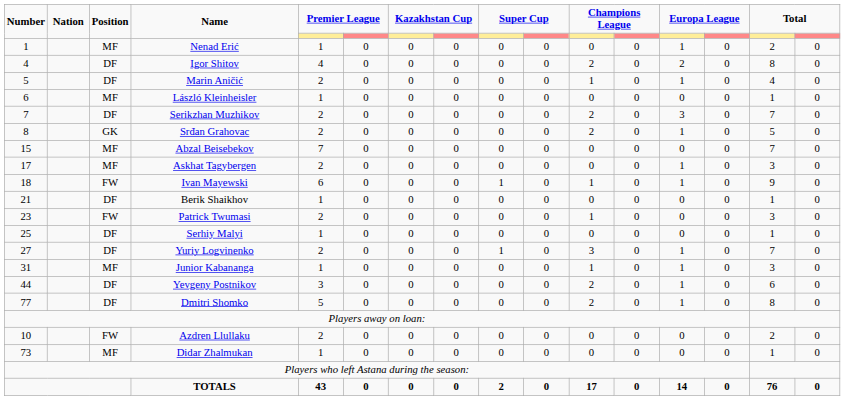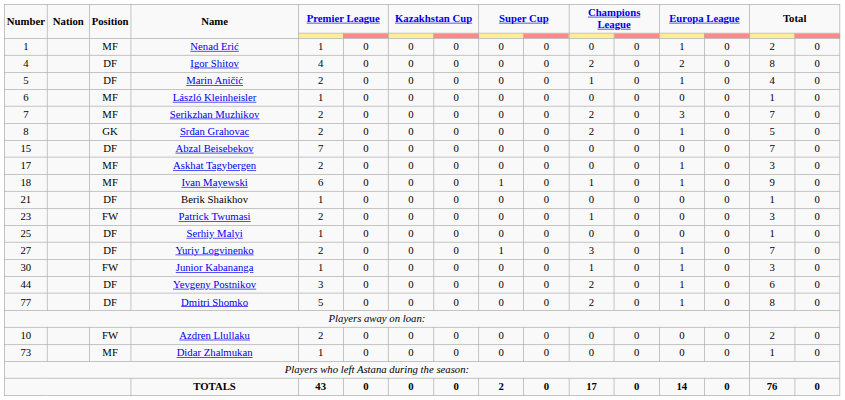(110, 115) DF -> (110, 115) MF
(110, 149) MF -> (110, 149) DF
(110, 183) FW -> (110, 183) MF
(26, 268) 31 -> (26, 268) 30
(110, 268) MF -> (110, 268) FW
